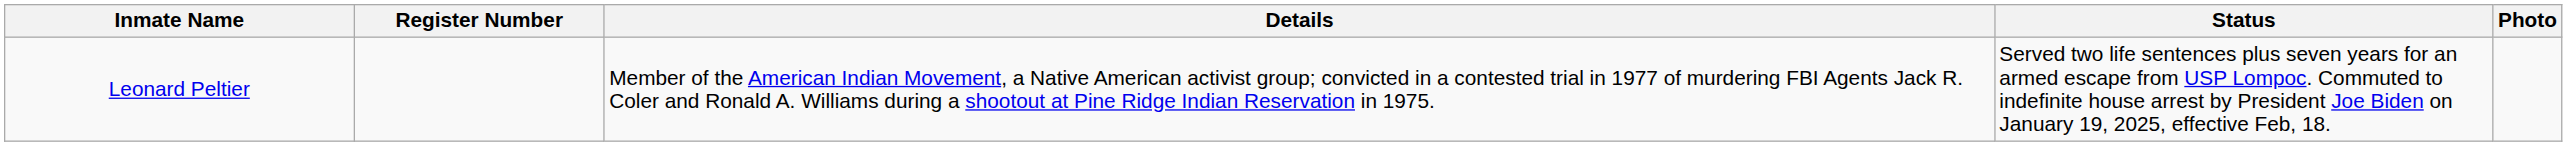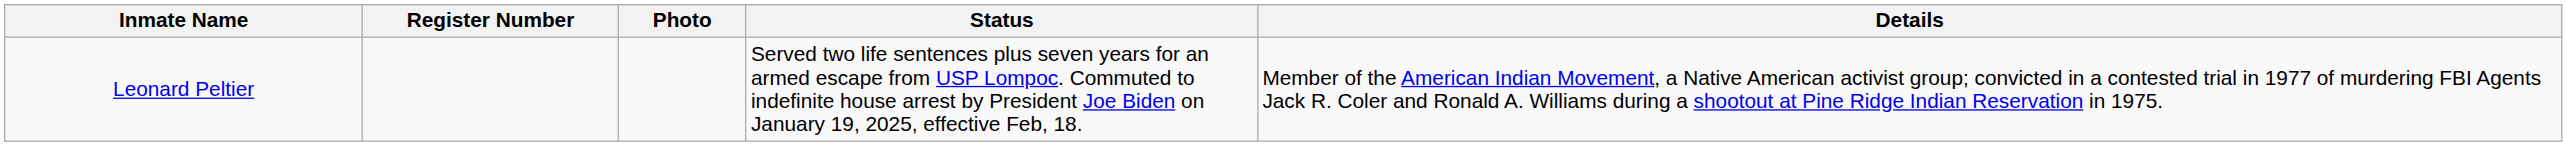columns swapped: (2527, 20) <-> (1299, 20)
